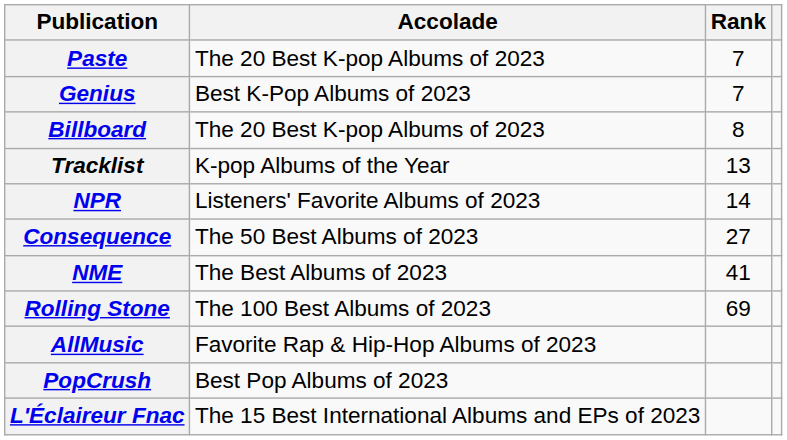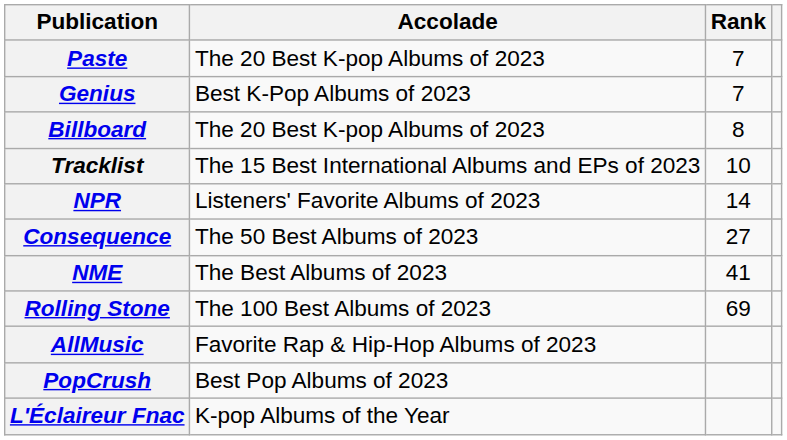(322, 165) K-pop Albums of the Year -> (448, 165) The 15 Best International Albums and EPs of 2023
(738, 165) 13 -> (738, 165) 10
(448, 415) The 15 Best International Albums and EPs of 2023 -> (322, 415) K-pop Albums of the Year
